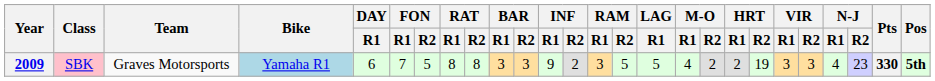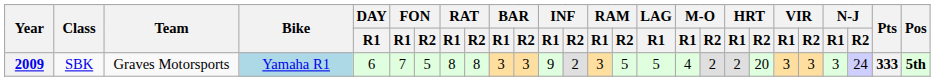(79, 64) pink background -> (79, 64) no background
(762, 64) 19 -> (762, 64) 20
(836, 64) 4 -> (836, 64) 3
(860, 64) 23 -> (860, 64) 24
(887, 64) 330 -> (887, 64) 333
